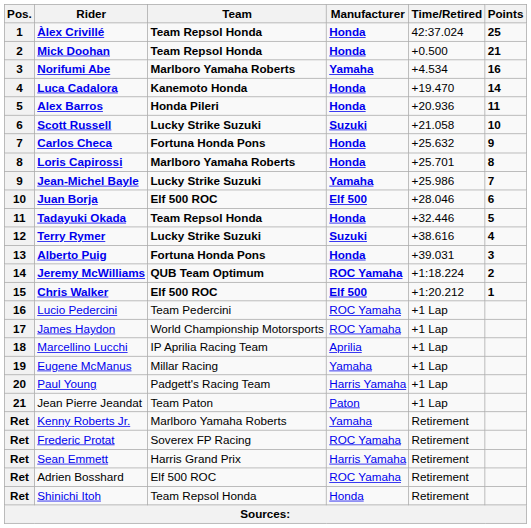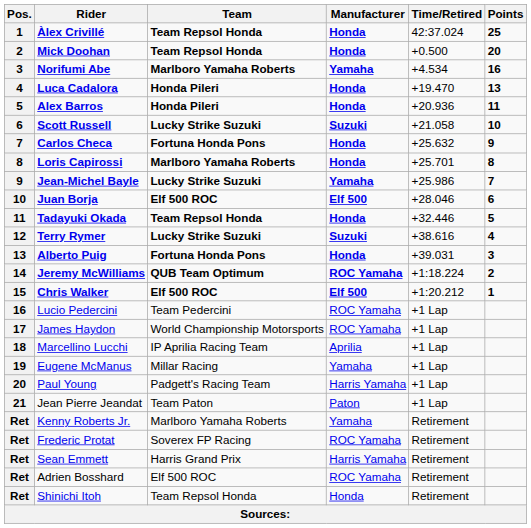(494, 51) 21 -> (494, 51) 20
(199, 88) Kanemoto Honda -> (185, 88) Honda Pileri
(494, 88) 14 -> (494, 88) 13
